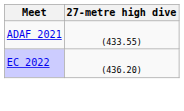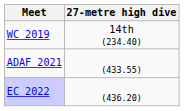+ row: (28, 35)
